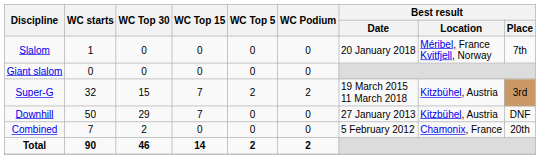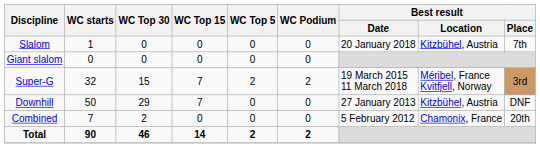(456, 50) Méribel, France Kvitfjell, Norway -> (459, 44) Kitzbühel, Austria
(459, 93) Kitzbühel, Austria -> (456, 82) Méribel, France Kvitfjell, Norway
